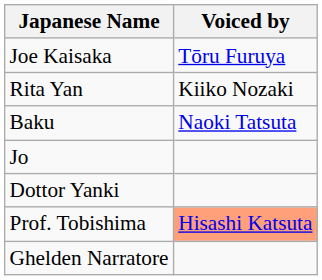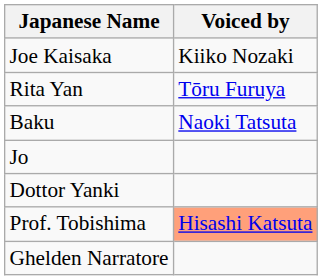(232, 55) Tōru Furuya -> (236, 55) Kiiko Nozaki
(236, 88) Kiiko Nozaki -> (232, 88) Tōru Furuya
